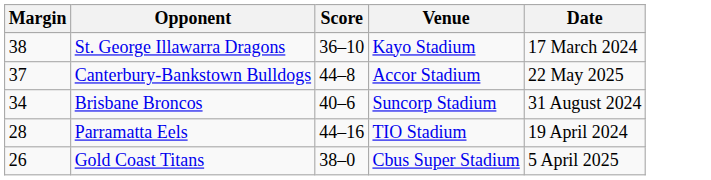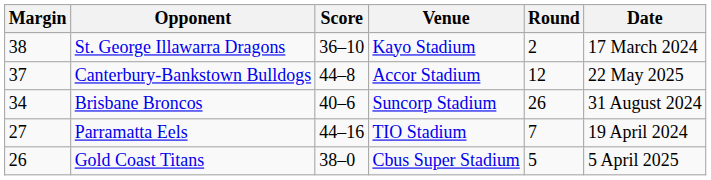+ column: (554, 18)
(18, 132) 28 -> (18, 132) 27
